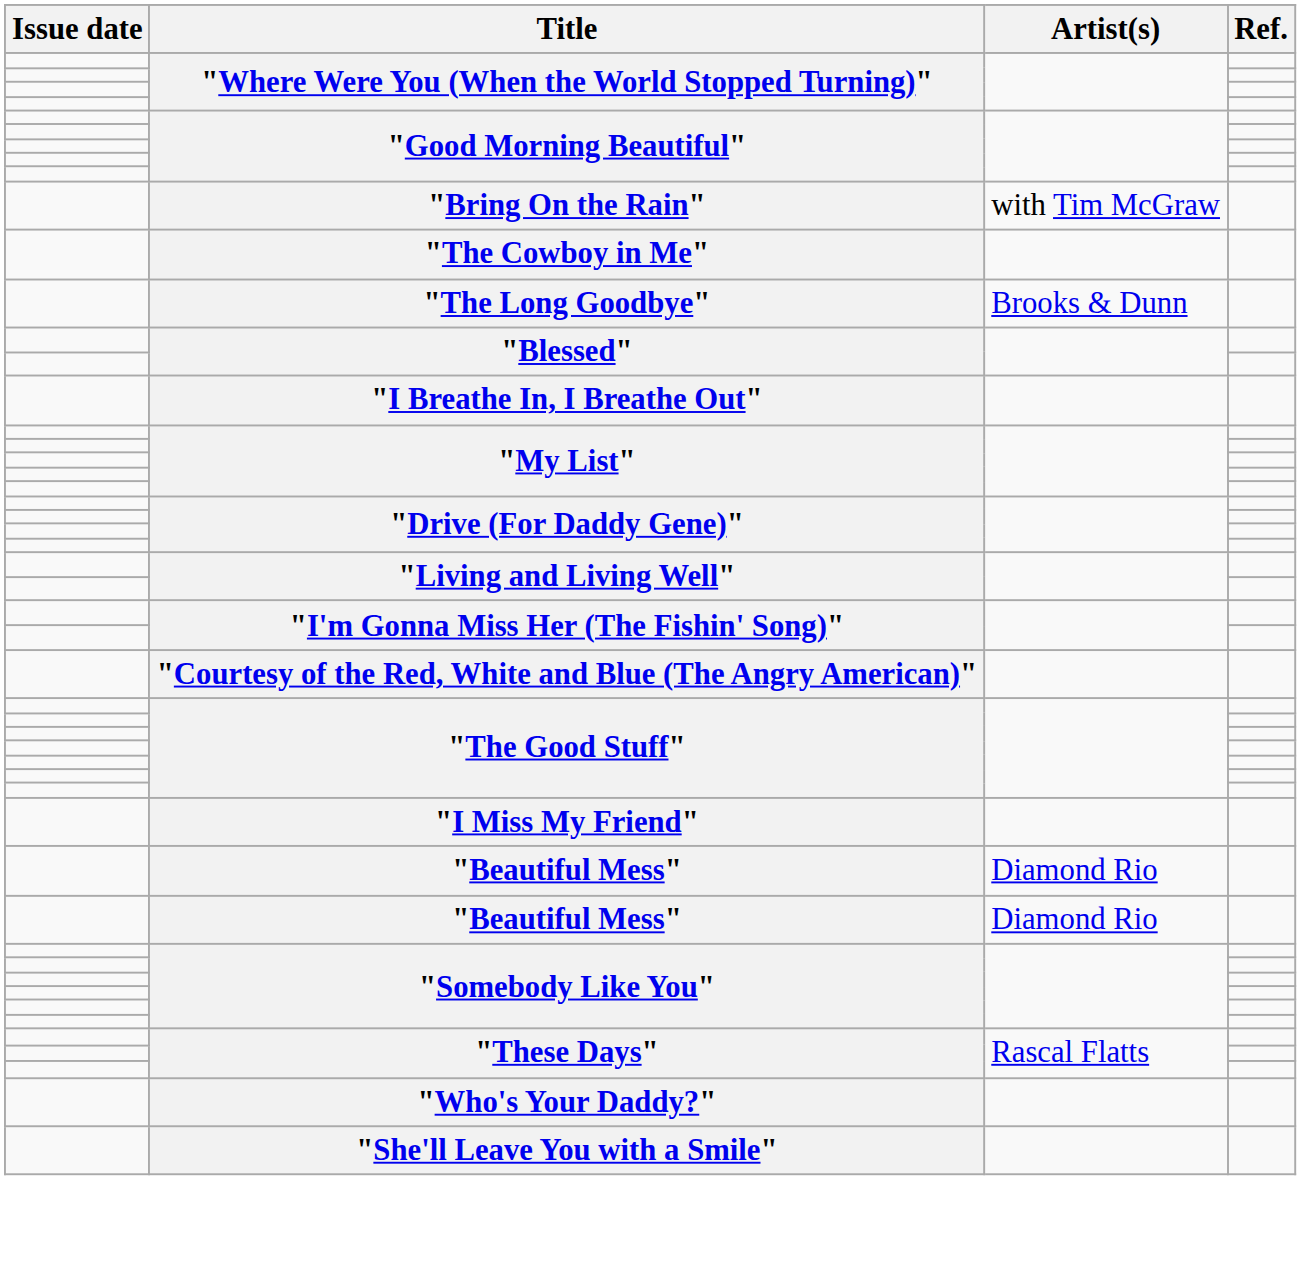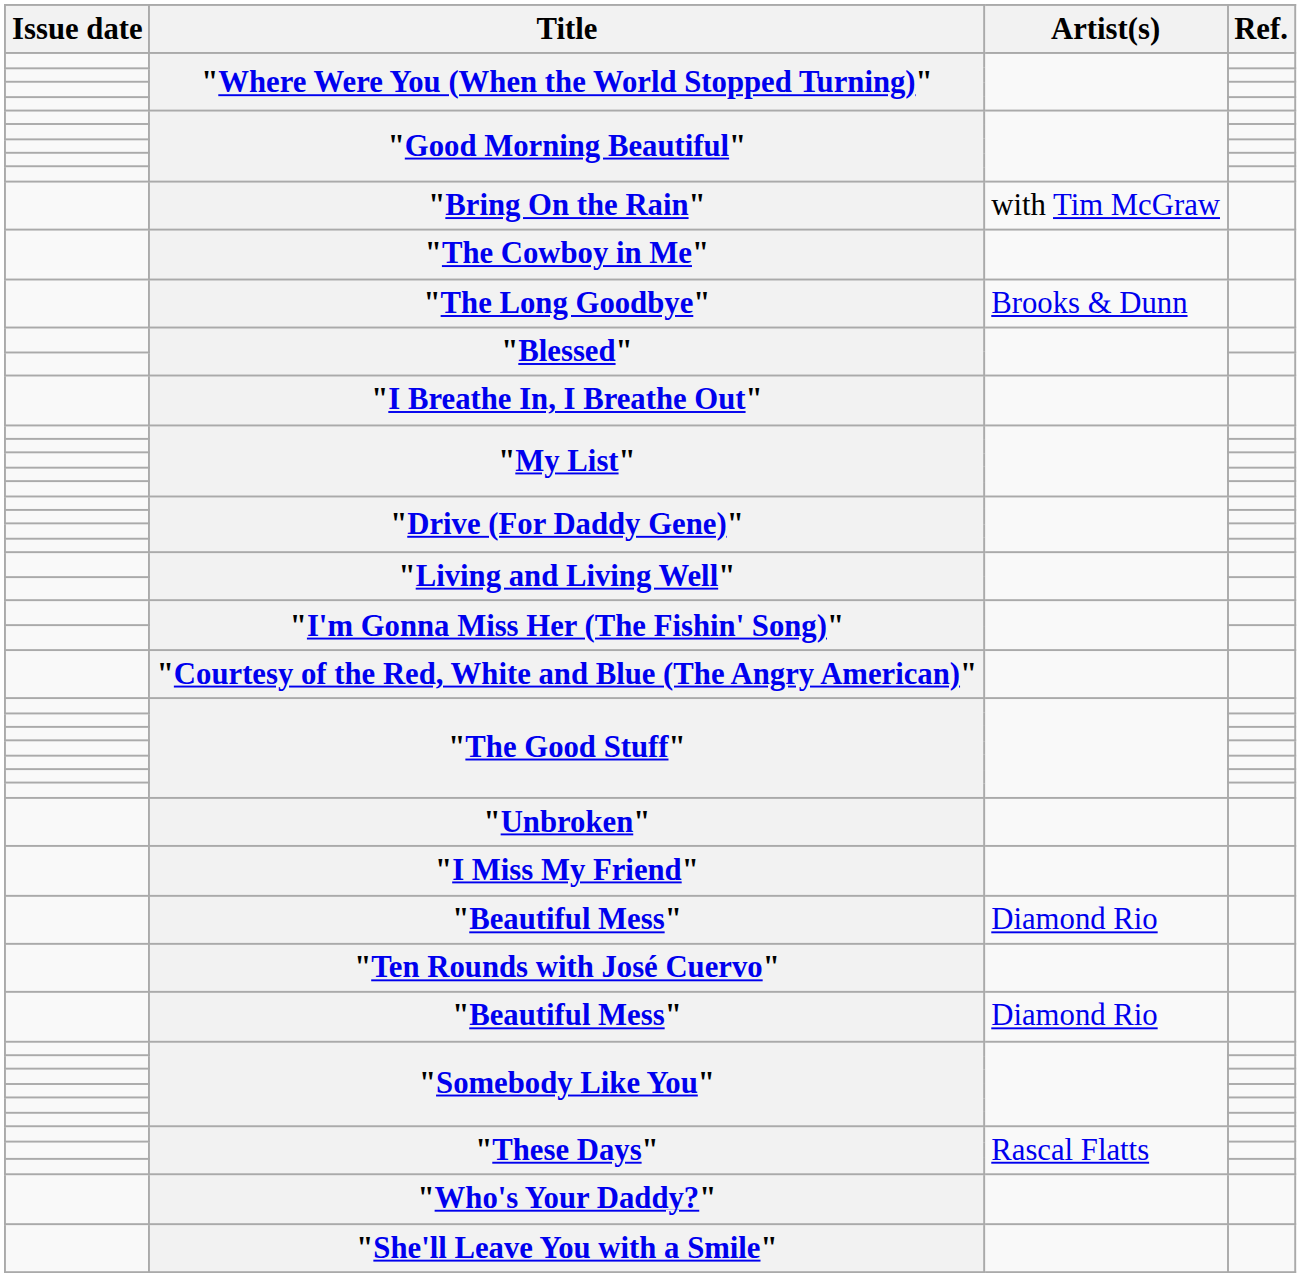+ row: (567, 821)
+ row: (567, 967)
